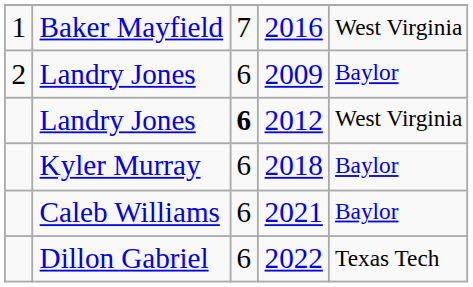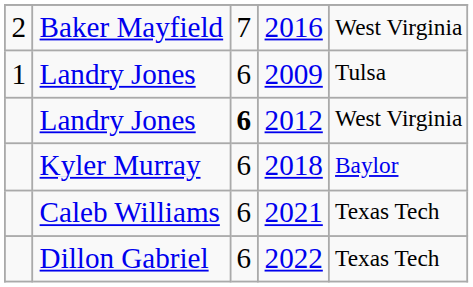(19, 27) 1 -> (19, 27) 2
(19, 73) 2 -> (19, 73) 1
(367, 73) Baylor -> (361, 73) Tulsa
(367, 212) Baylor -> (387, 212) Texas Tech
